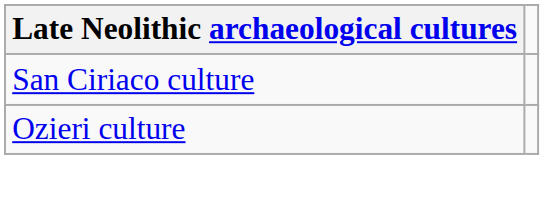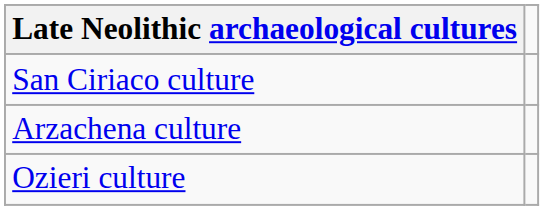+ row: (127, 128)
